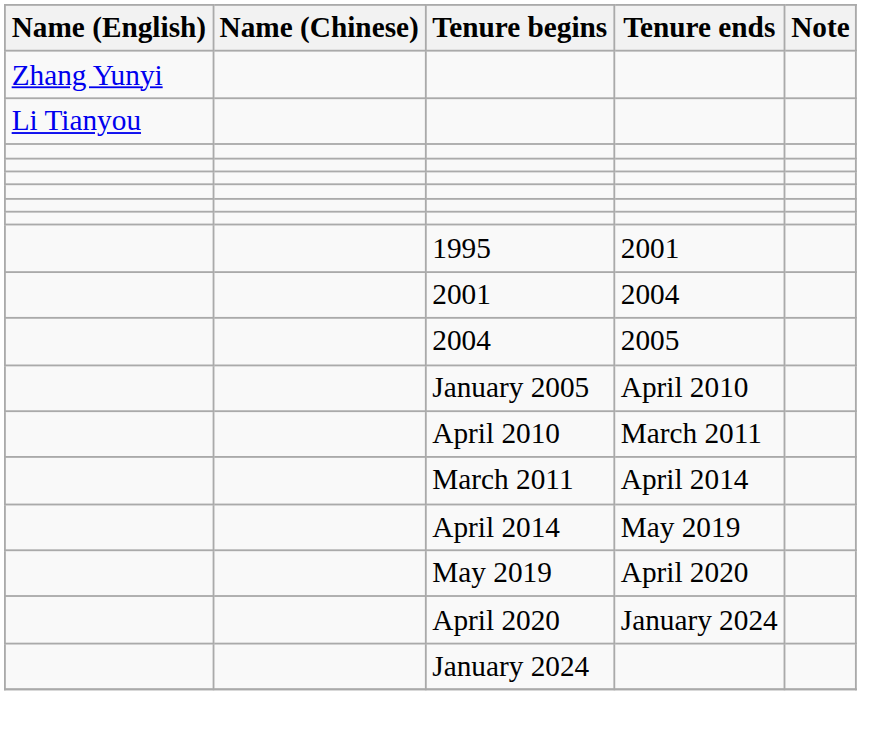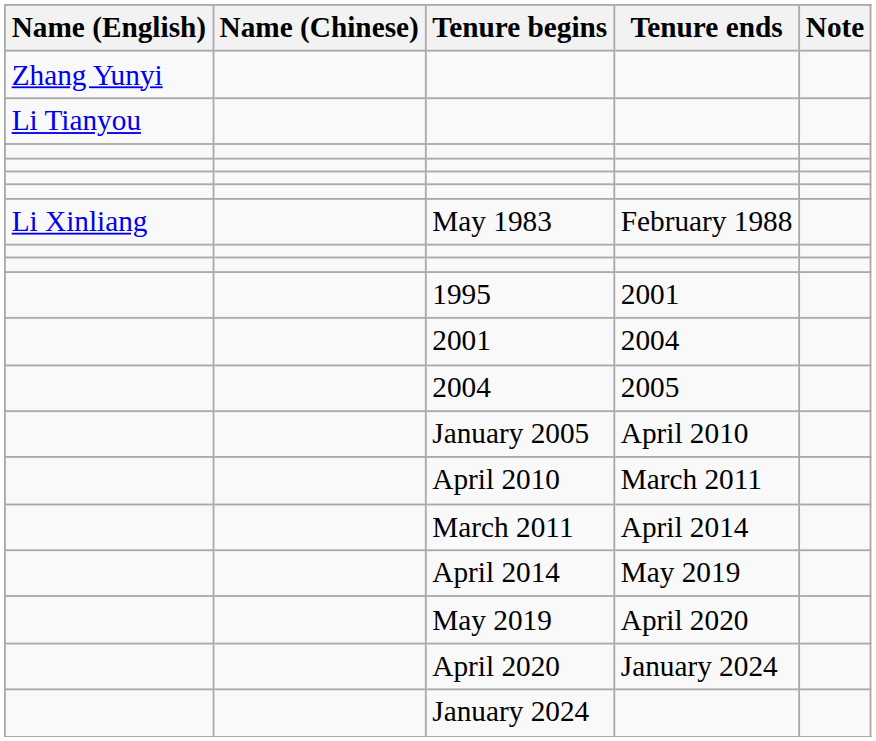+ row: (80, 221)
